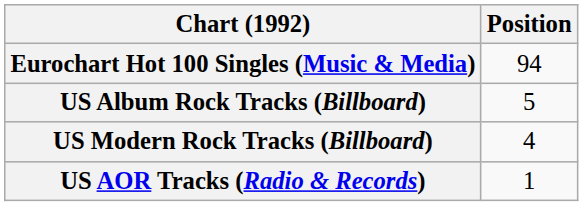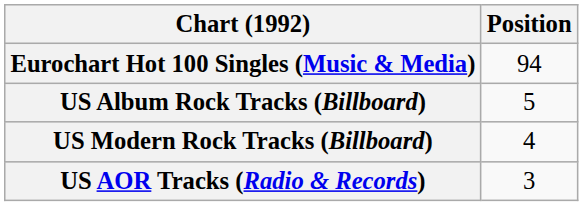(529, 180) 1 -> (529, 180) 3
